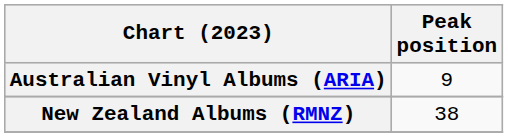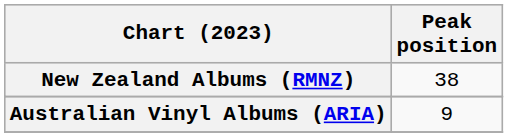rows swapped: (198, 80) <-> (198, 114)
